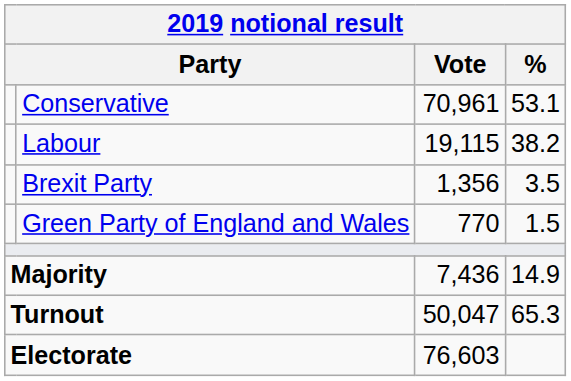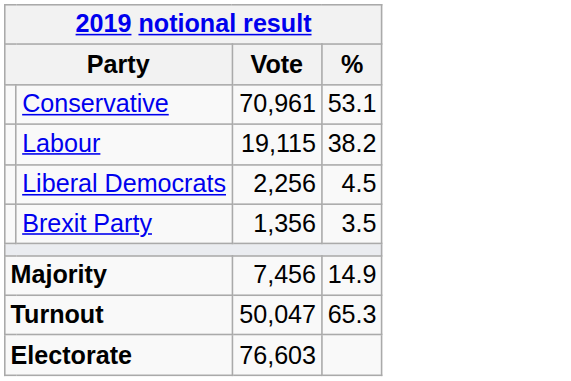+ row: (124, 183)
- row: (216, 223)
(468, 275) 7,436 -> (285, 275) 7,456
